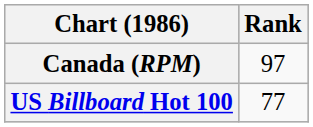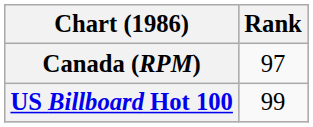(273, 102) 77 -> (273, 102) 99
